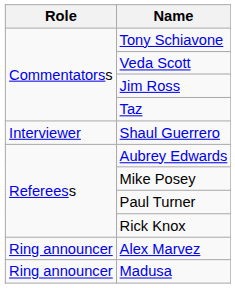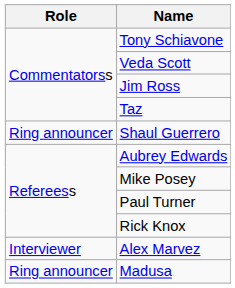(45, 132) Interviewer -> (61, 132) Ring announcer
(61, 248) Ring announcer -> (45, 248) Interviewer
